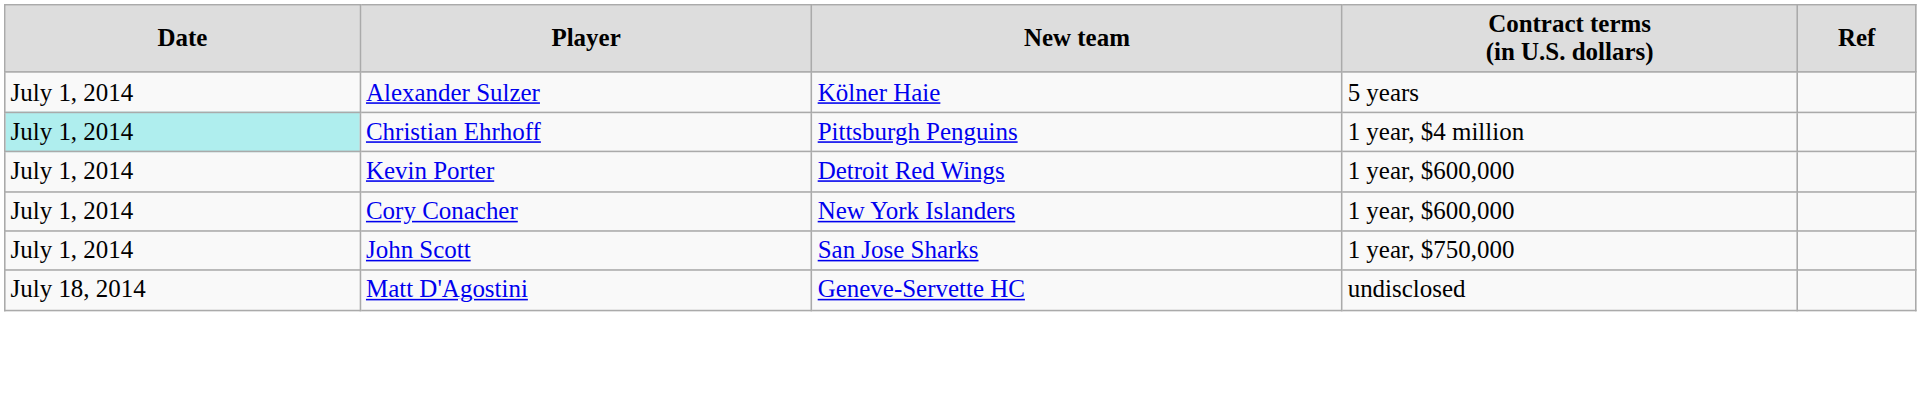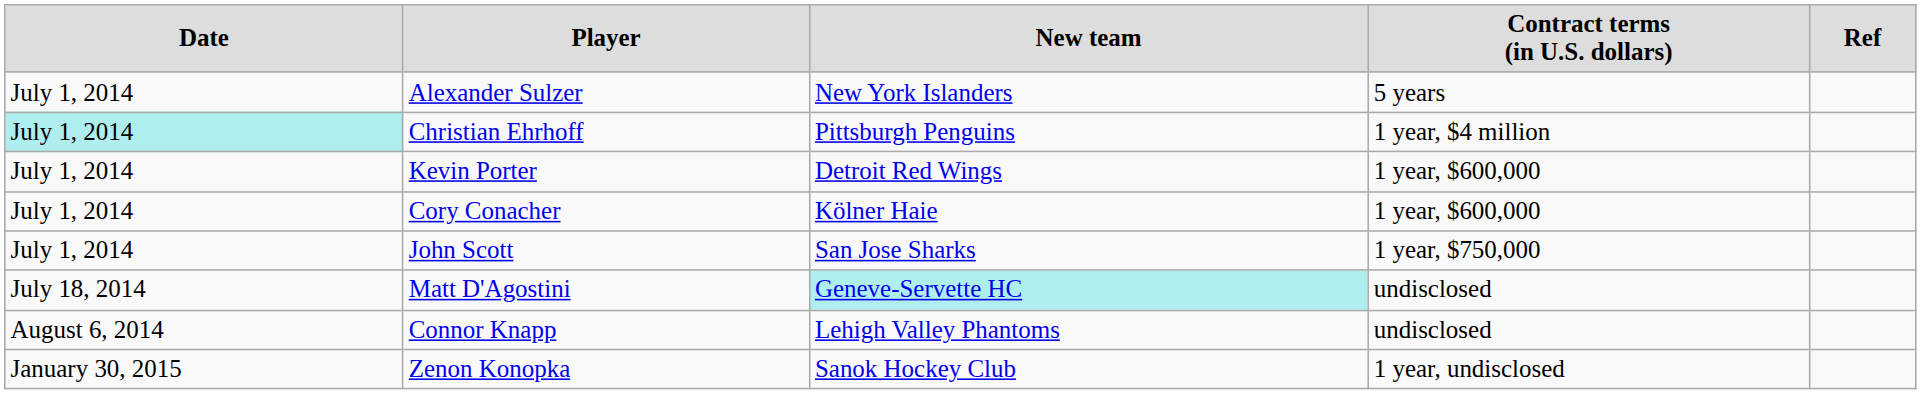(879, 91) Kölner Haie -> (914, 91) New York Islanders
(916, 210) New York Islanders -> (876, 210) Kölner Haie
(921, 289) no background -> (919, 289) paleturquoise background
+ row: (483, 329)
+ row: (489, 369)
